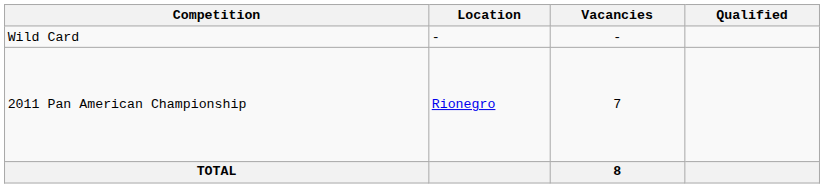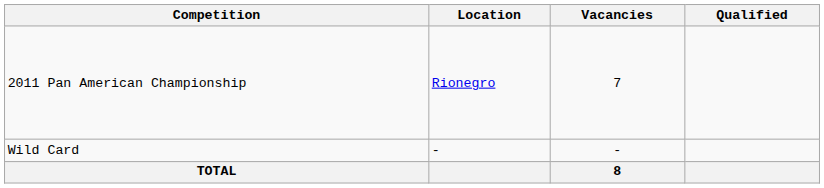rows swapped: (127, 104) <-> (43, 37)
